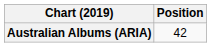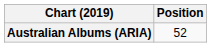(180, 32) 42 -> (180, 32) 52
